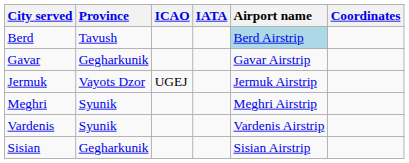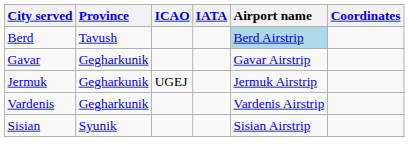(112, 81) Vayots Dzor -> (114, 81) Gegharkunik
- row: (27, 103)
(98, 125) Syunik -> (114, 103) Gegharkunik
(114, 148) Gegharkunik -> (98, 125) Syunik
